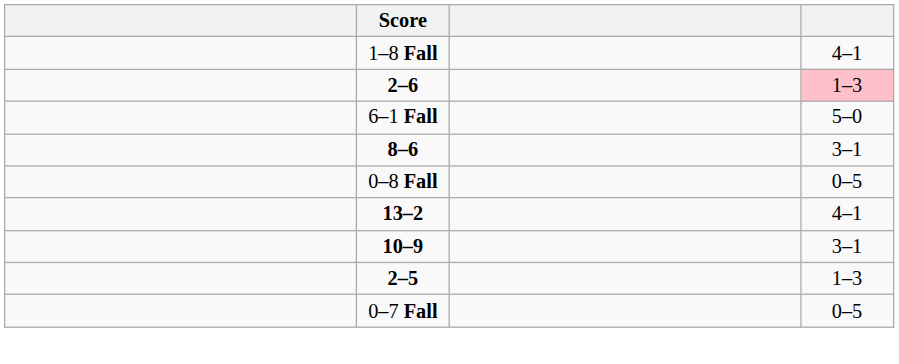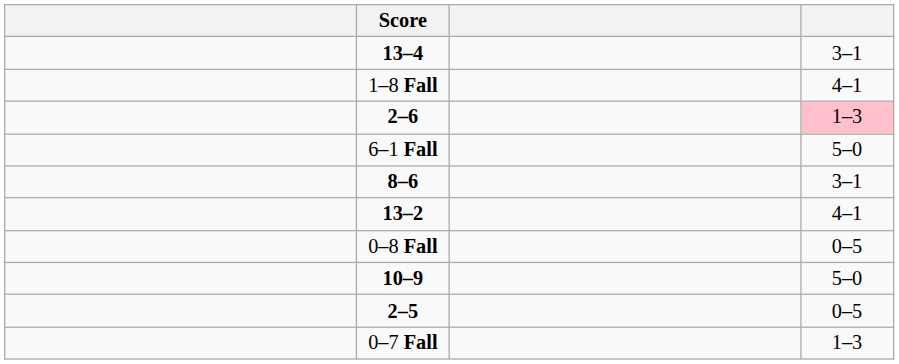+ row: (403, 52)
rows swapped: (403, 213) <-> (403, 181)
(847, 246) 3–1 -> (847, 278) 5–0
(847, 278) 1–3 -> (847, 310) 0–5
(847, 310) 0–5 -> (847, 342) 1–3
